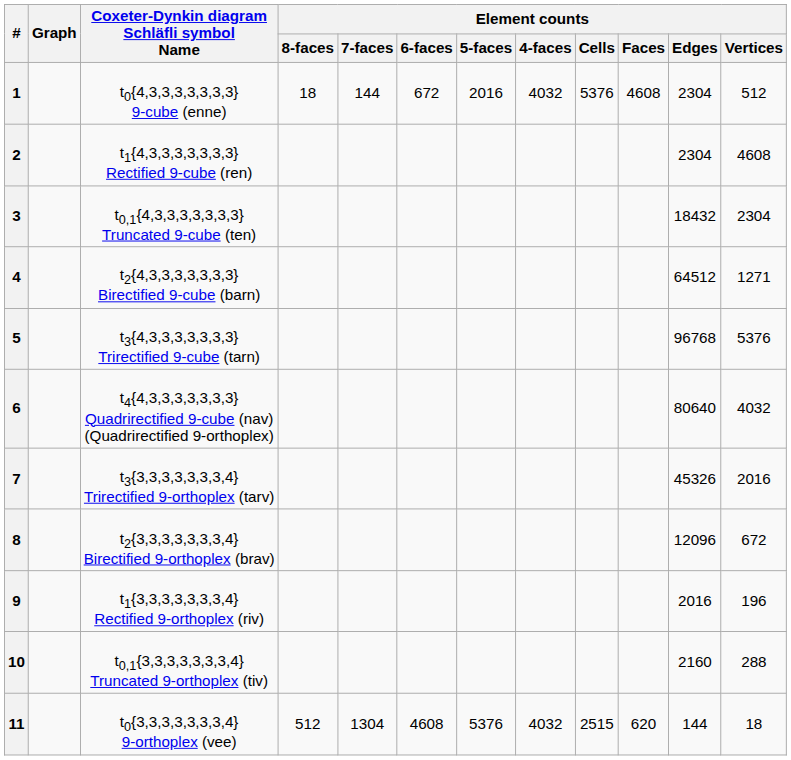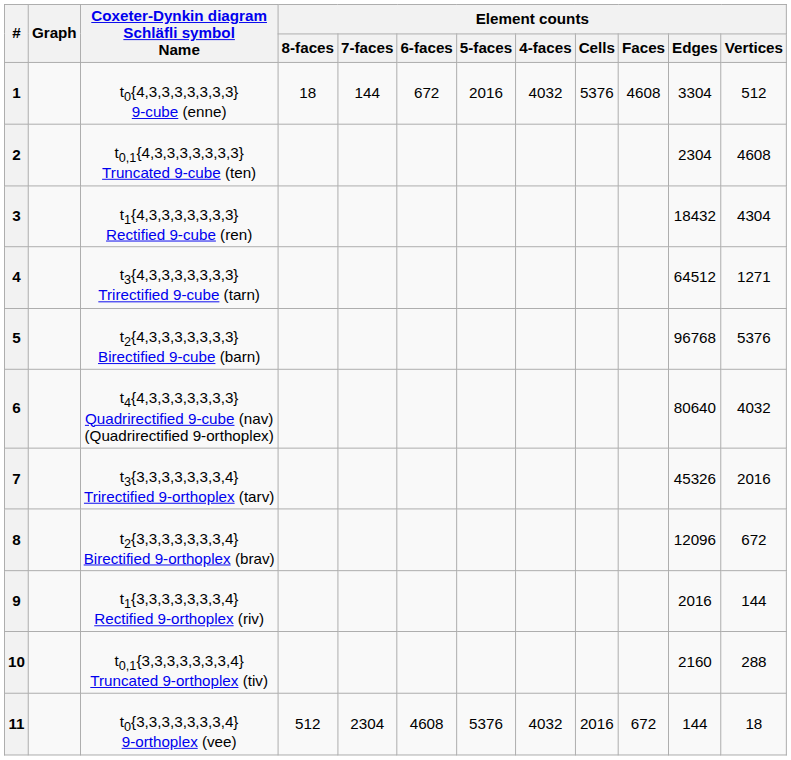(695, 93) 2304 -> (695, 93) 3304
(179, 163) t1{4,3,3,3,3,3,3,3} Rectified 9-cube (ren) -> (179, 163) t0,1{4,3,3,3,3,3,3,3} Truncated 9-cube (ten)
(179, 224) t0,1{4,3,3,3,3,3,3,3} Truncated 9-cube (ten) -> (179, 224) t1{4,3,3,3,3,3,3,3} Rectified 9-cube (ren)
(754, 216) 2304 -> (754, 216) 4304
(179, 286) t2{4,3,3,3,3,3,3,3} Birectified 9-cube (barn) -> (179, 286) t3{4,3,3,3,3,3,3,3} Trirectified 9-cube (tarn)
(179, 347) t3{4,3,3,3,3,3,3,3} Trirectified 9-cube (tarn) -> (179, 347) t2{4,3,3,3,3,3,3,3} Birectified 9-cube (barn)
(754, 601) 196 -> (754, 601) 144
(367, 723) 1304 -> (367, 723) 2304
(597, 723) 2515 -> (597, 723) 2016
(644, 723) 620 -> (644, 723) 672
